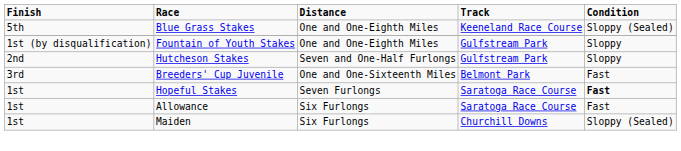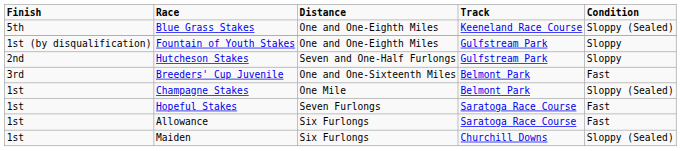+ row: (202, 91)
(598, 91) bold -> (598, 106) normal
